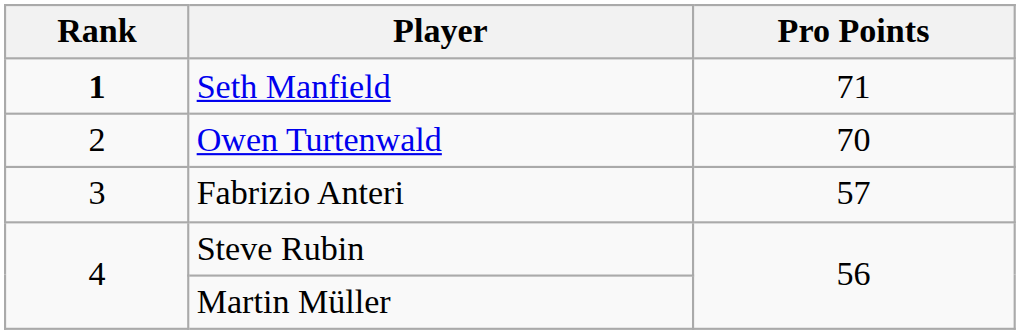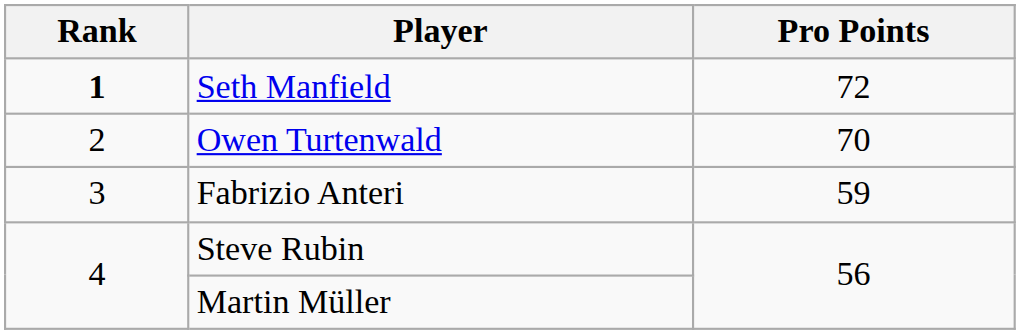(854, 85) 71 -> (854, 85) 72
(854, 193) 57 -> (854, 193) 59
